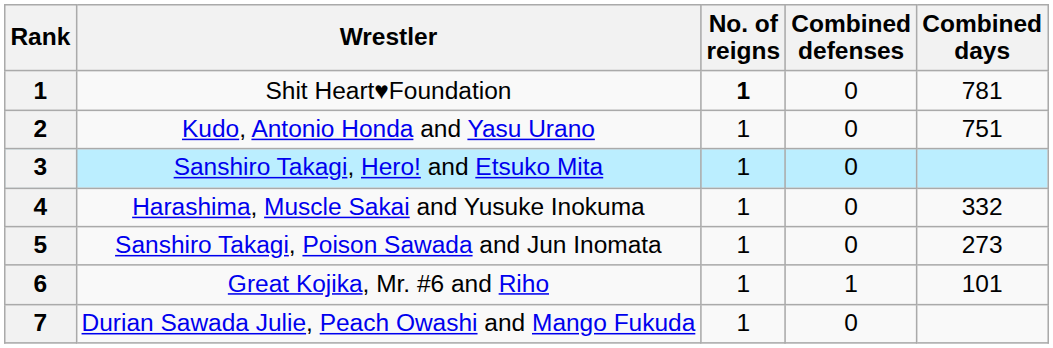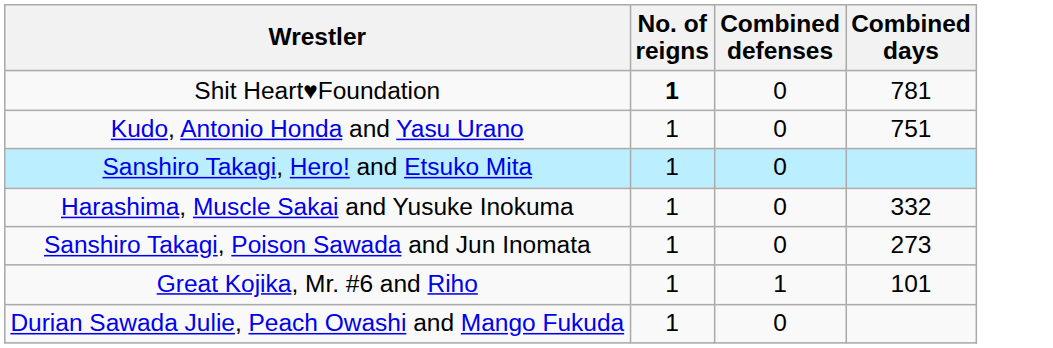- column: (40, 37)
